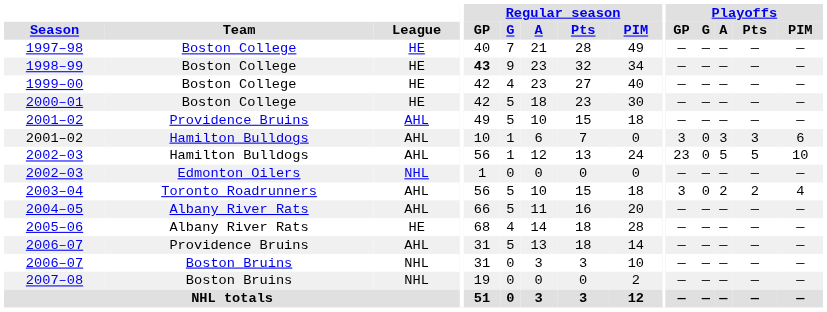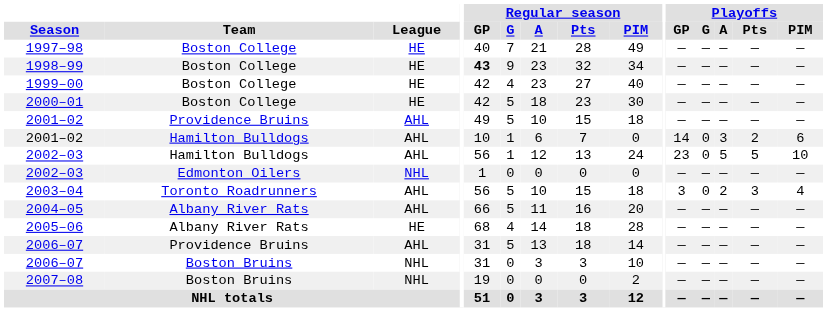(681, 138) 3 -> (681, 138) 14
(755, 138) 3 -> (755, 138) 2
(755, 191) 2 -> (755, 191) 3
